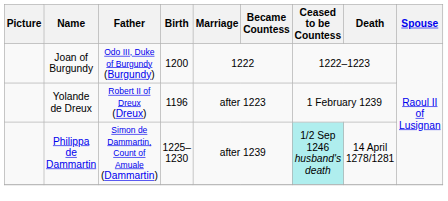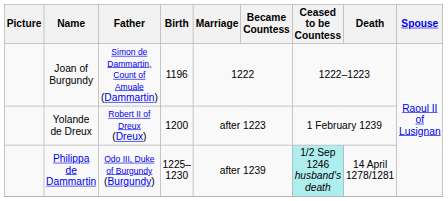(129, 64) Odo III, Duke of Burgundy (Burgundy) -> (129, 75) Simon de Dammartin, Count of Amuale (Dammartin)
(177, 63) 1200 -> (177, 74) 1196
(177, 102) 1196 -> (177, 125) 1200
(129, 154) Simon de Dammartin, Count of Amuale (Dammartin) -> (129, 171) Odo III, Duke of Burgundy (Burgundy)
